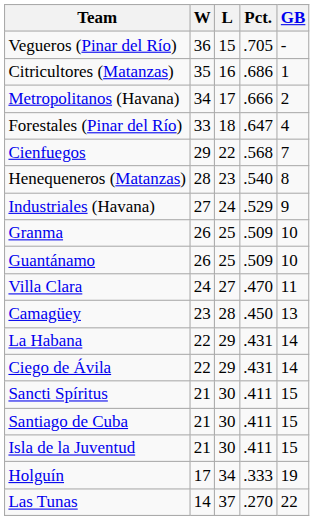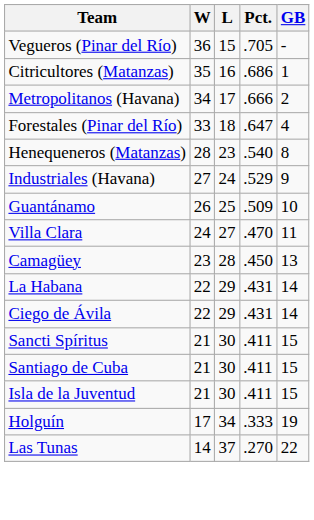- row: (47, 152)
- row: (36, 233)
